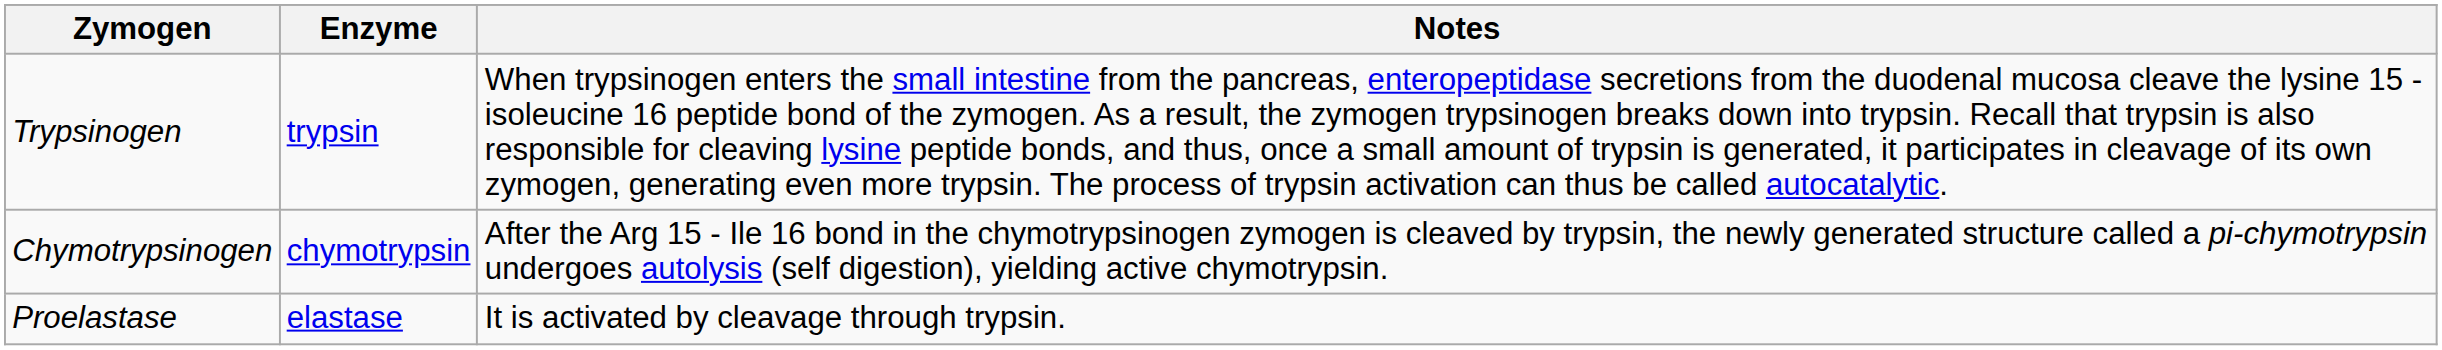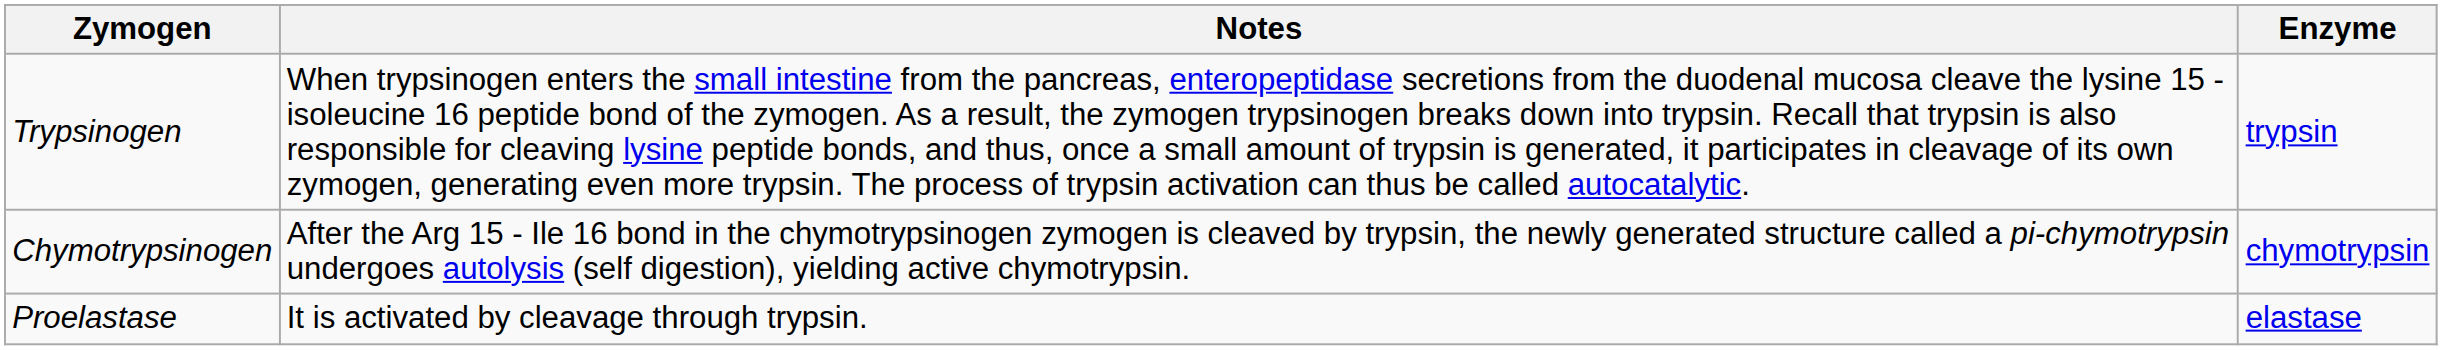columns swapped: (379, 29) <-> (1457, 29)
